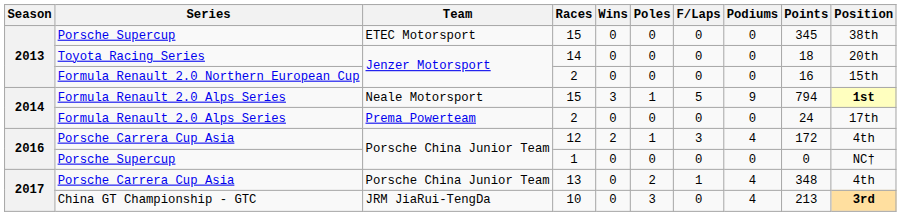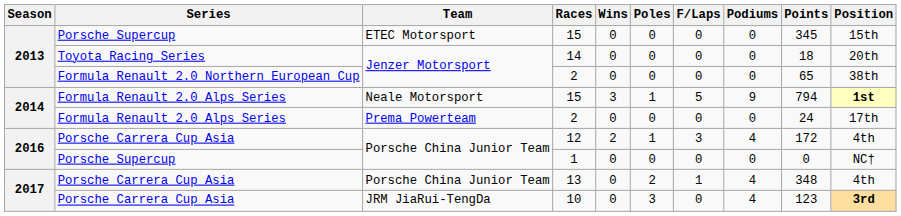(864, 35) 38th -> (864, 35) 15th
(806, 76) 16 -> (806, 76) 65
(864, 76) 15th -> (864, 76) 38th
(157, 200) China GT Championship - GTC -> (146, 200) Porsche Carrera Cup Asia
(806, 200) 213 -> (806, 200) 123
